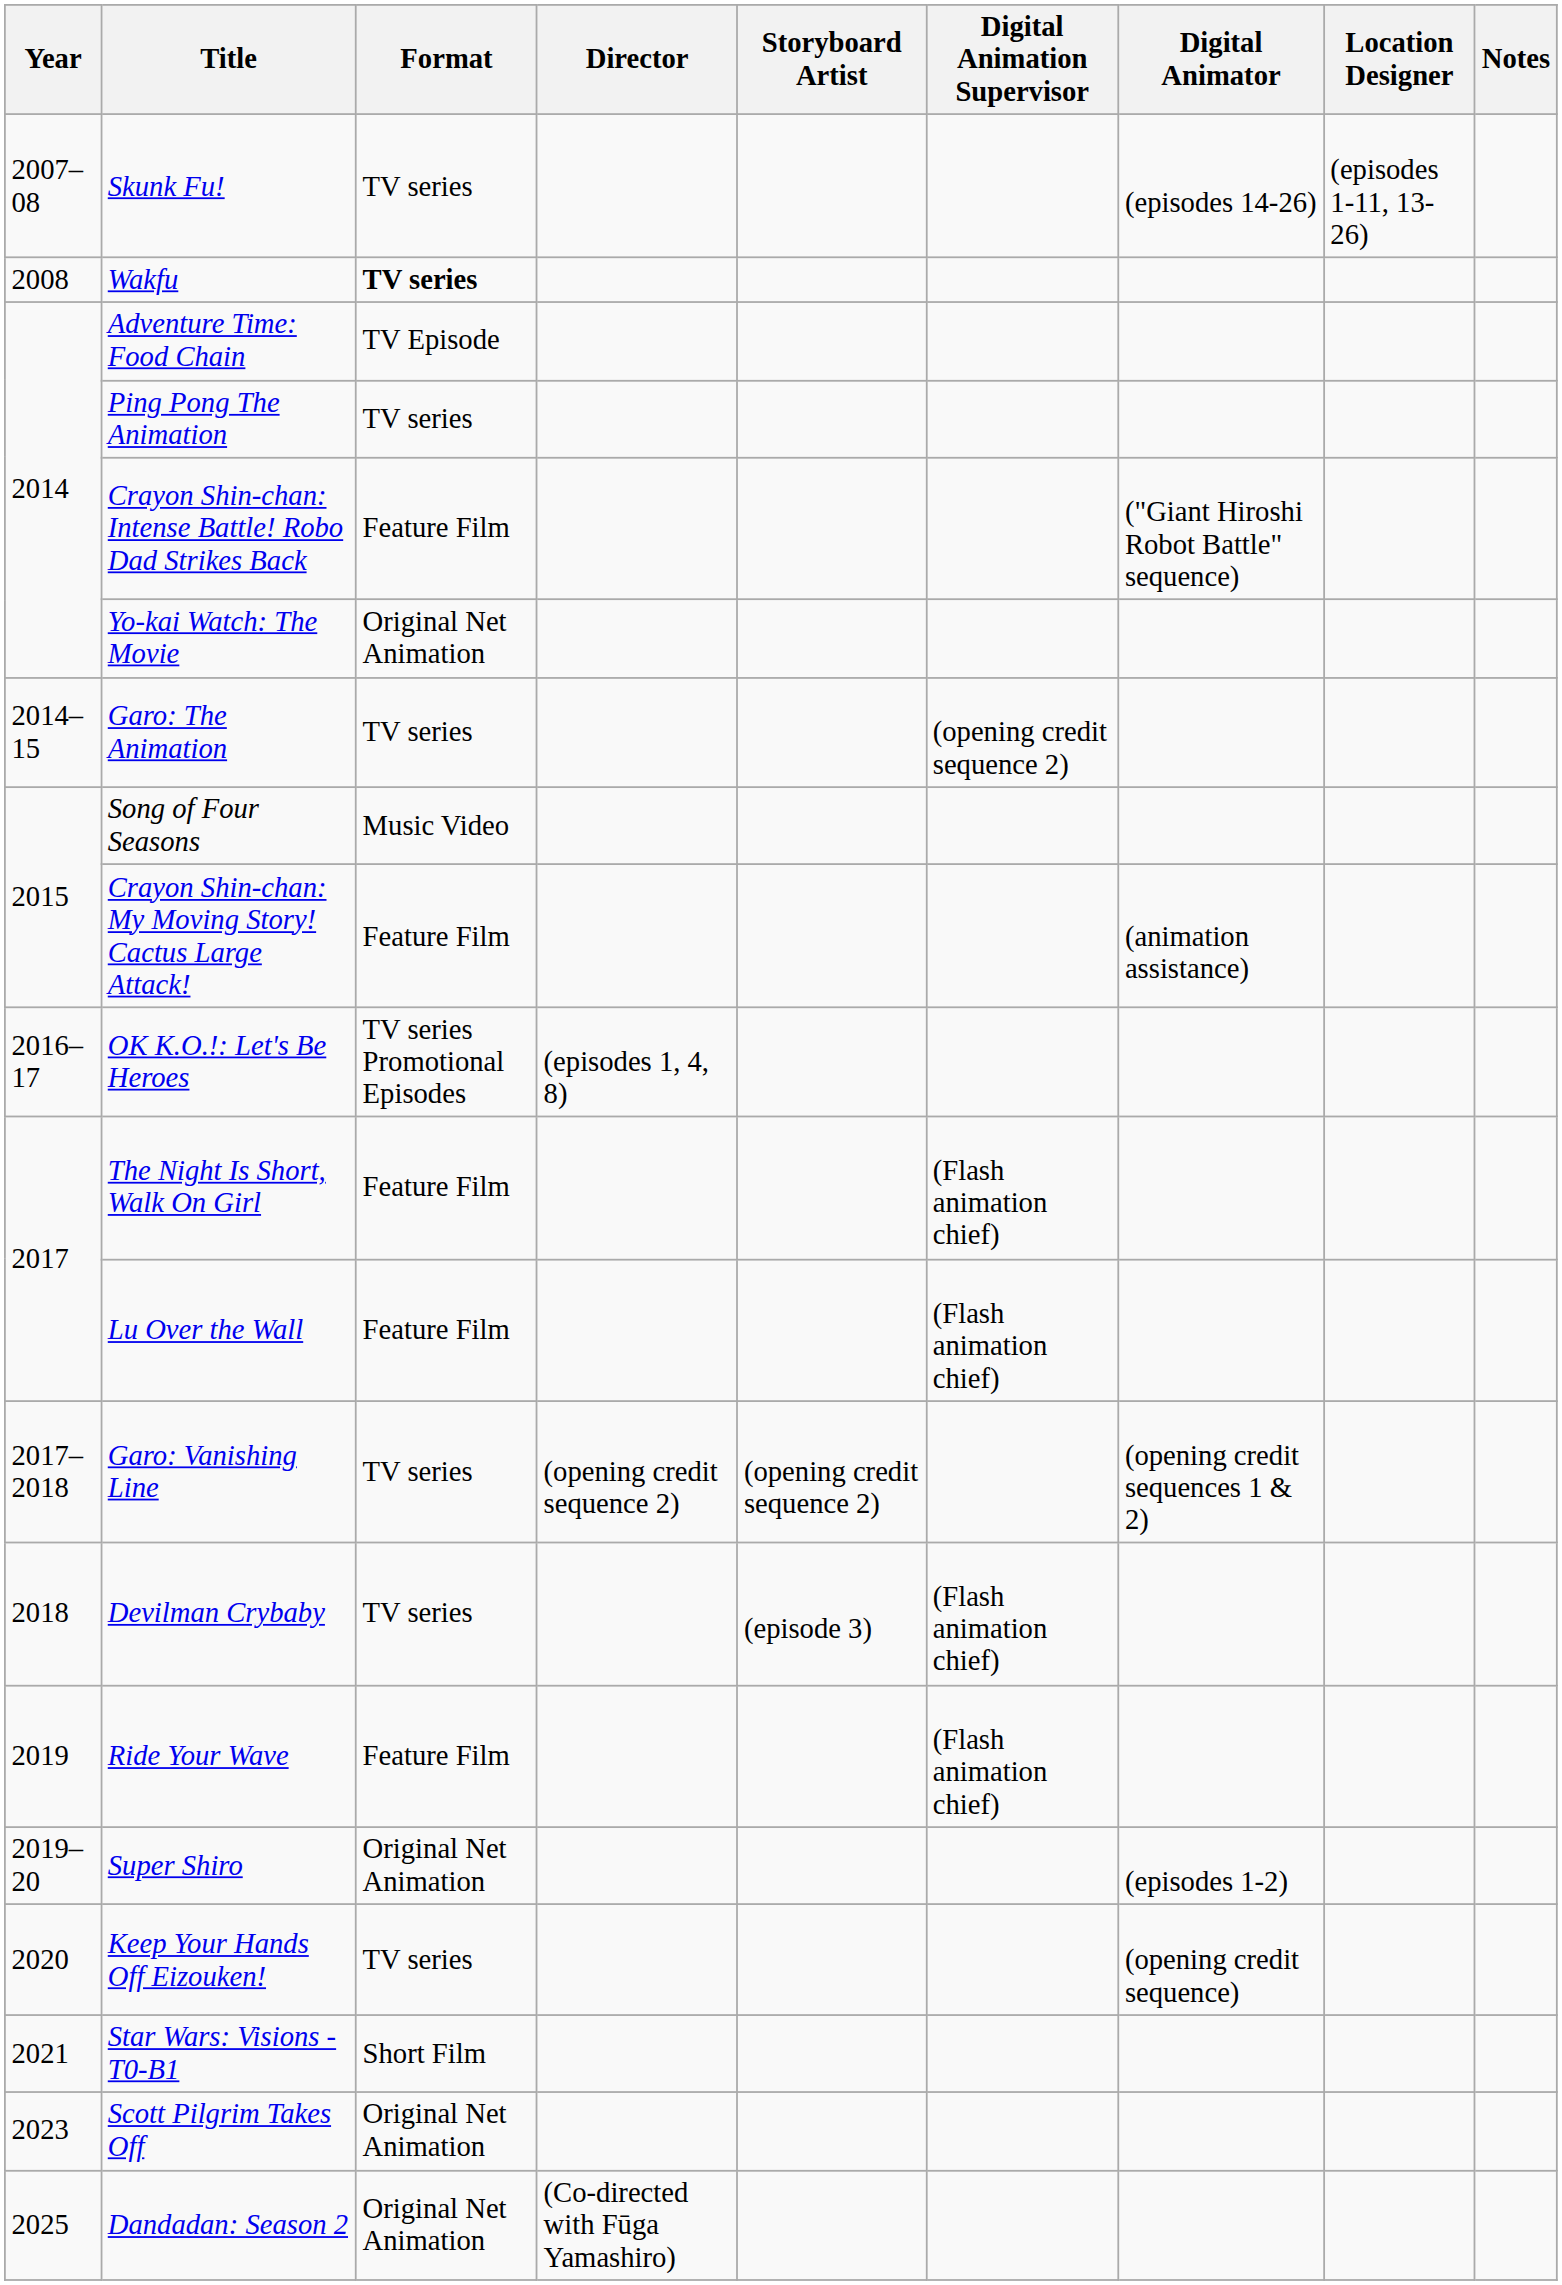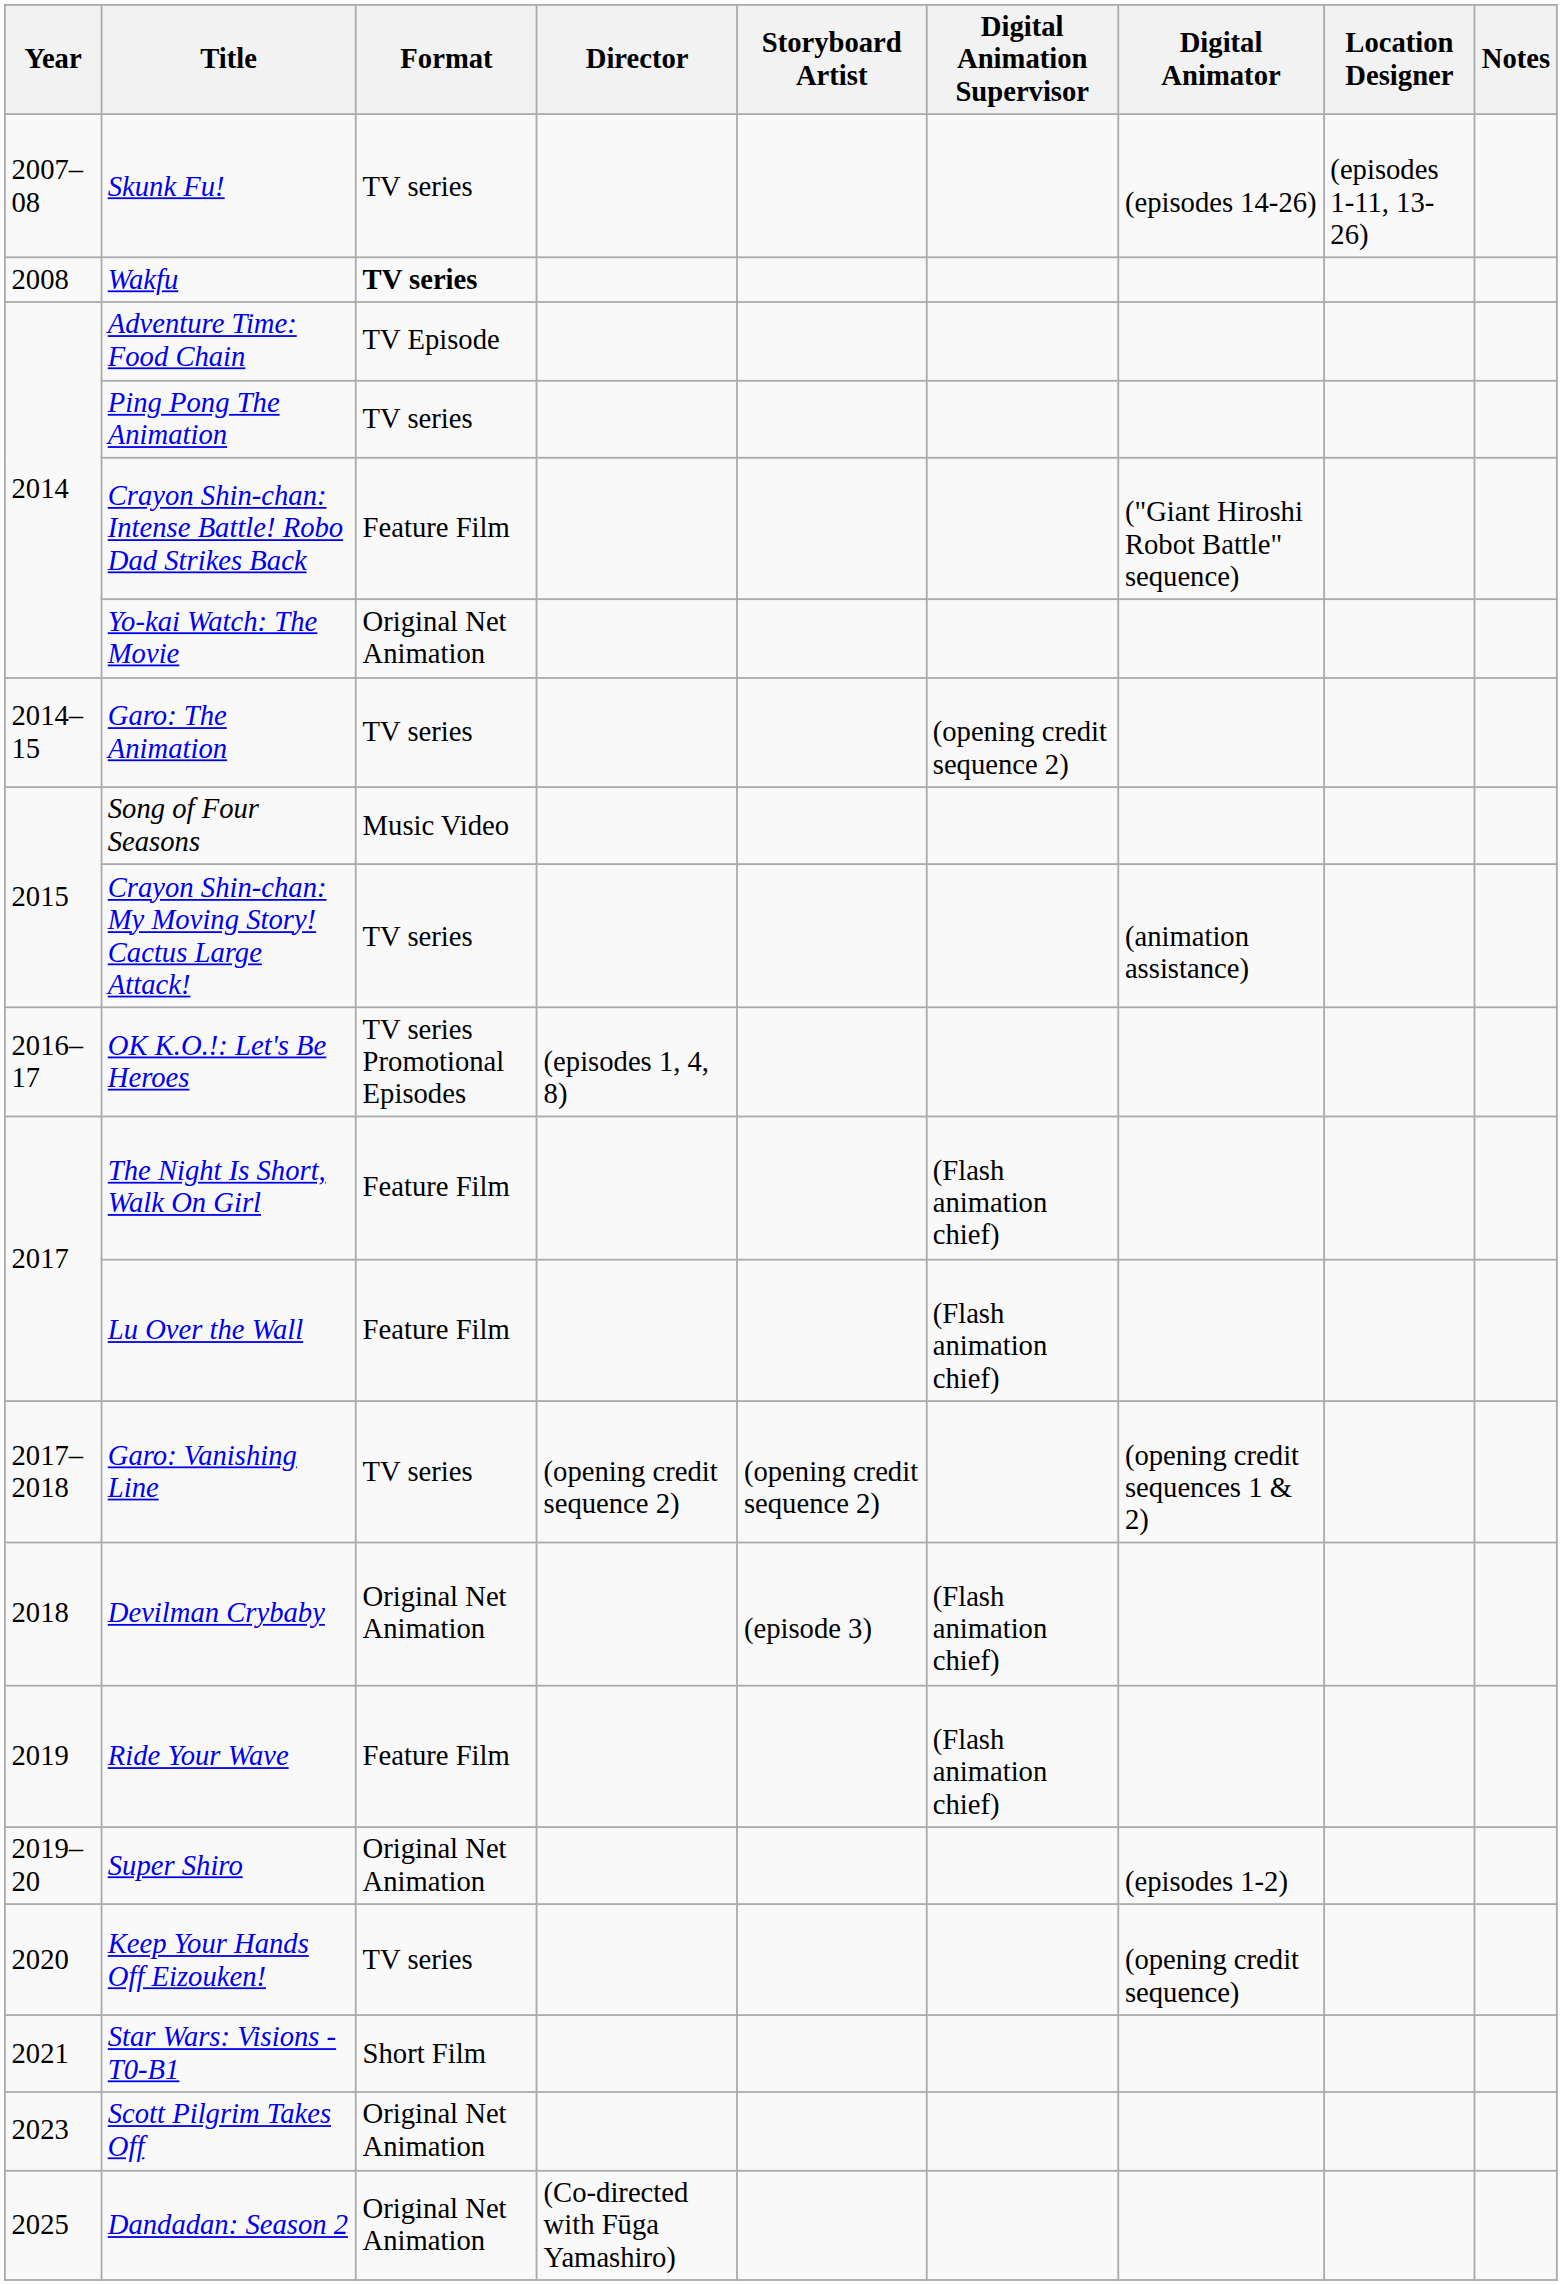(436, 935) Feature Film -> (418, 935) TV series
(418, 1613) TV series -> (435, 1613) Original Net Animation
